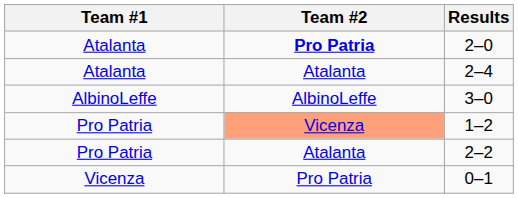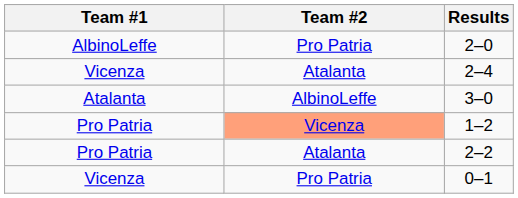(114, 44) Atalanta -> (114, 44) AlbinoLeffe
(334, 44) bold -> (334, 44) normal
(114, 71) Atalanta -> (114, 71) Vicenza
(114, 98) AlbinoLeffe -> (114, 98) Atalanta
